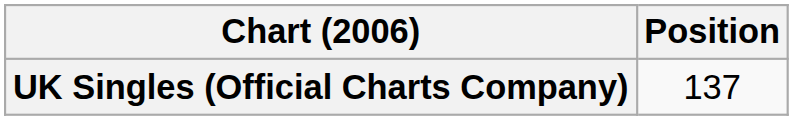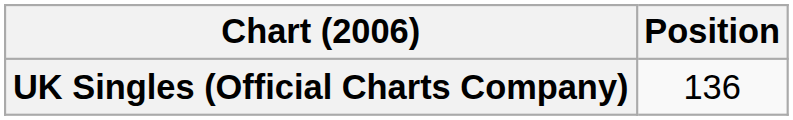(712, 86) 137 -> (712, 86) 136
